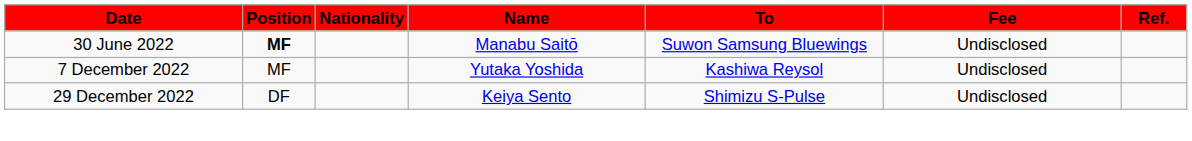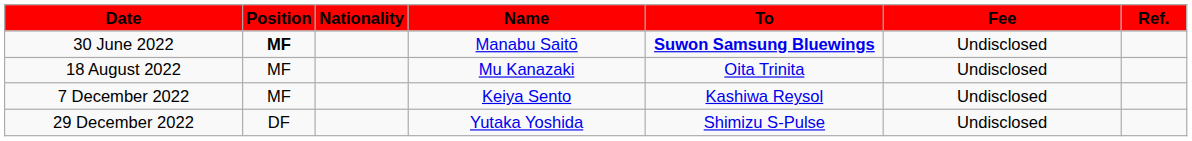(764, 44) normal -> (764, 44) bold
+ row: (123, 70)
(527, 70) Yutaka Yoshida -> (527, 97) Keiya Sento
(527, 97) Keiya Sento -> (527, 123) Yutaka Yoshida
